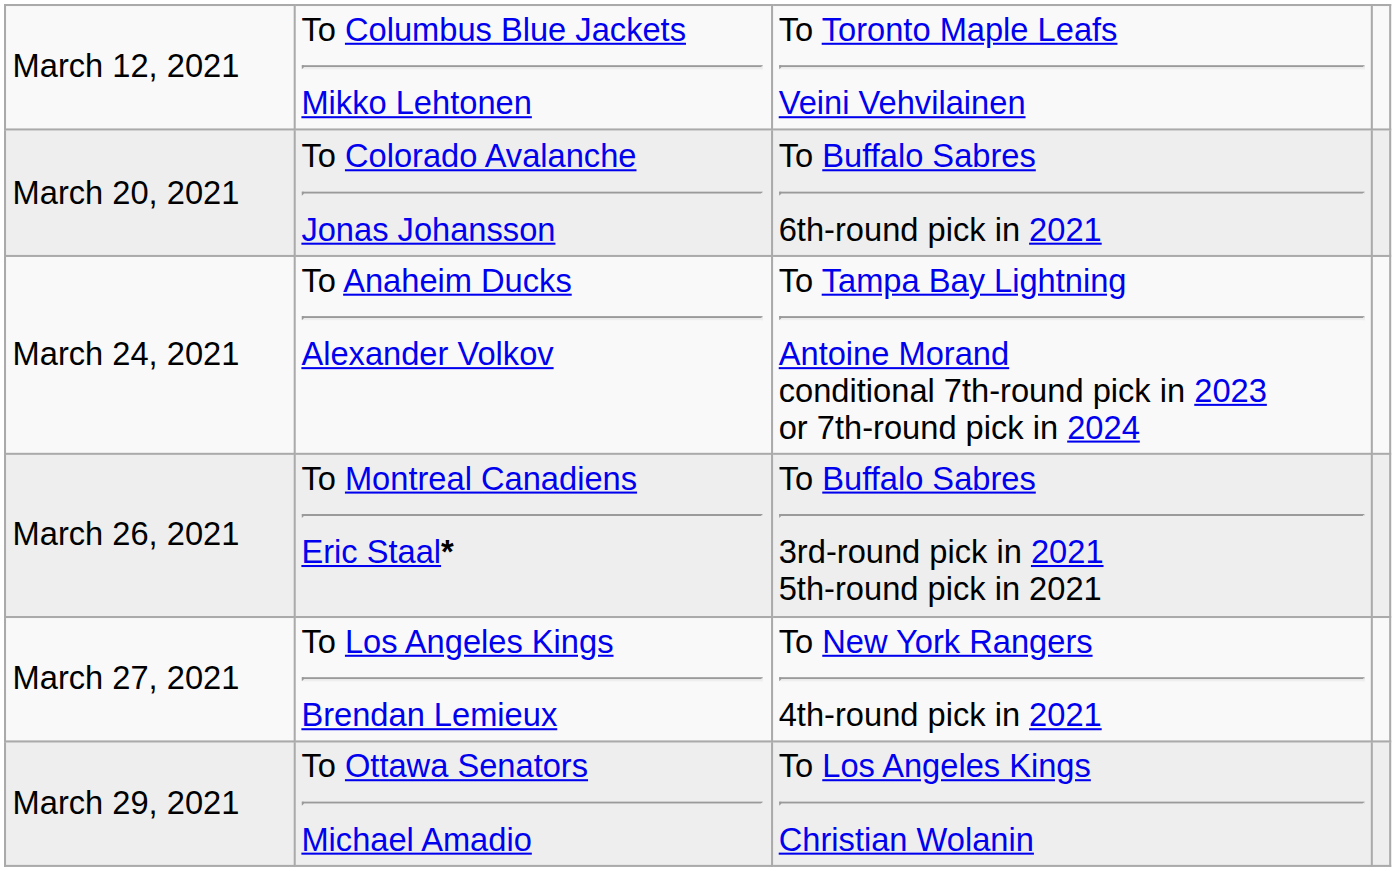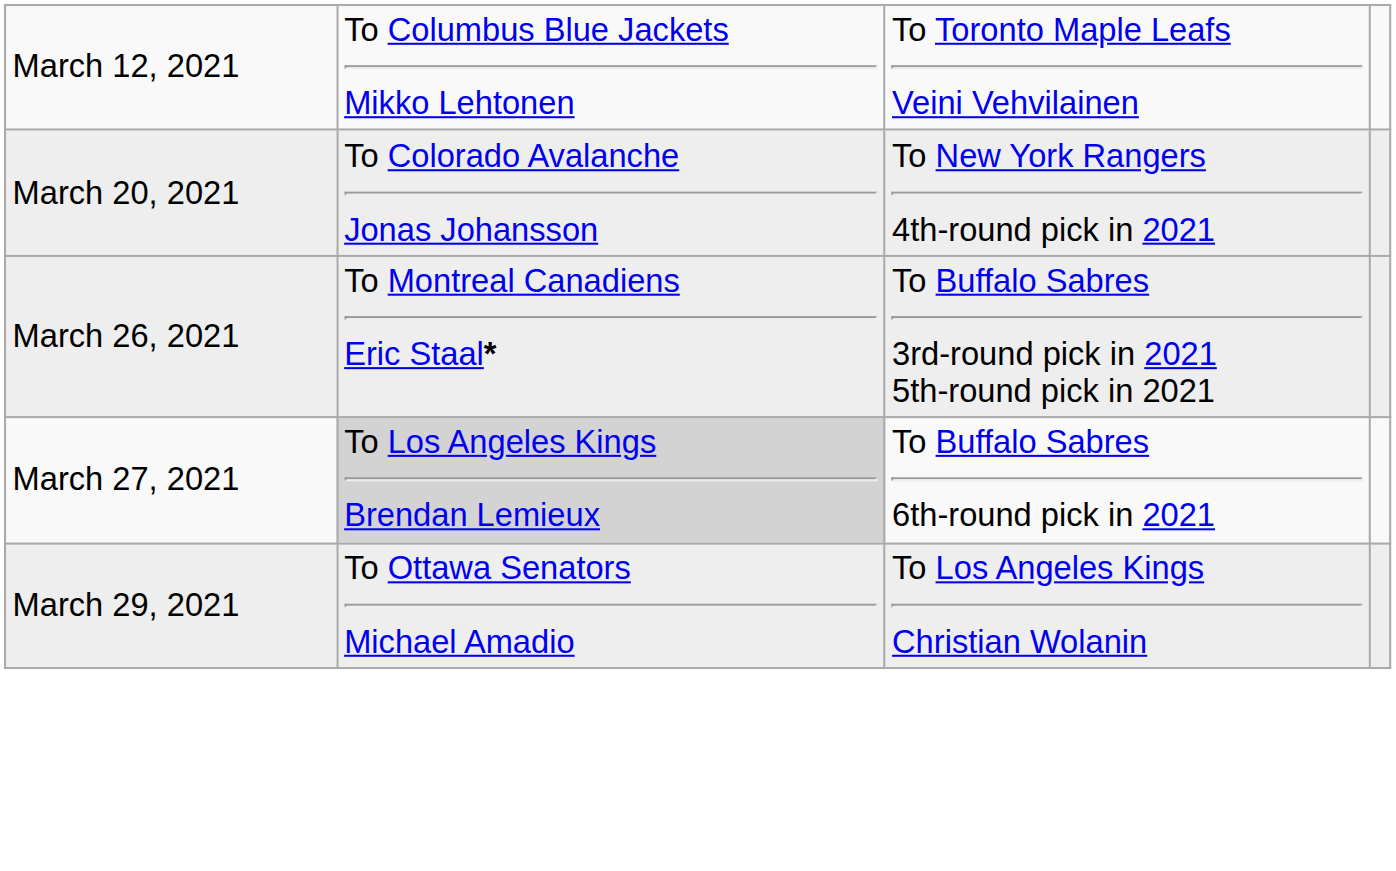(1072, 192) To Buffalo Sabres 6th-round pick in 2021 -> (1127, 192) To New York Rangers 4th-round pick in 2021
- row: (126, 354)
(533, 678) no background -> (611, 479) lightgrey background
(1072, 678) To New York Rangers 4th-round pick in 2021 -> (1127, 479) To Buffalo Sabres 6th-round pick in 2021
